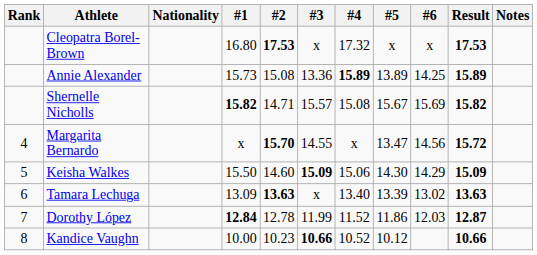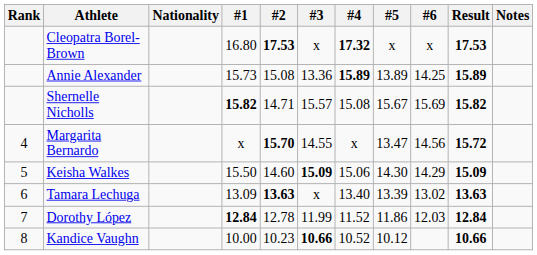(354, 45) normal -> (354, 45) bold
(471, 217) 12.87 -> (471, 217) 12.84
